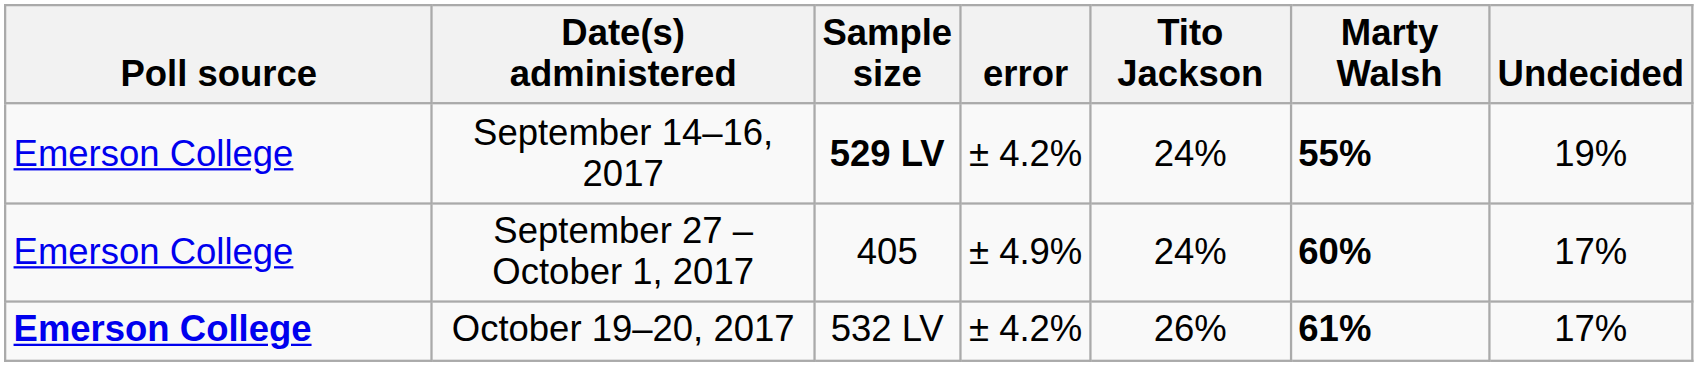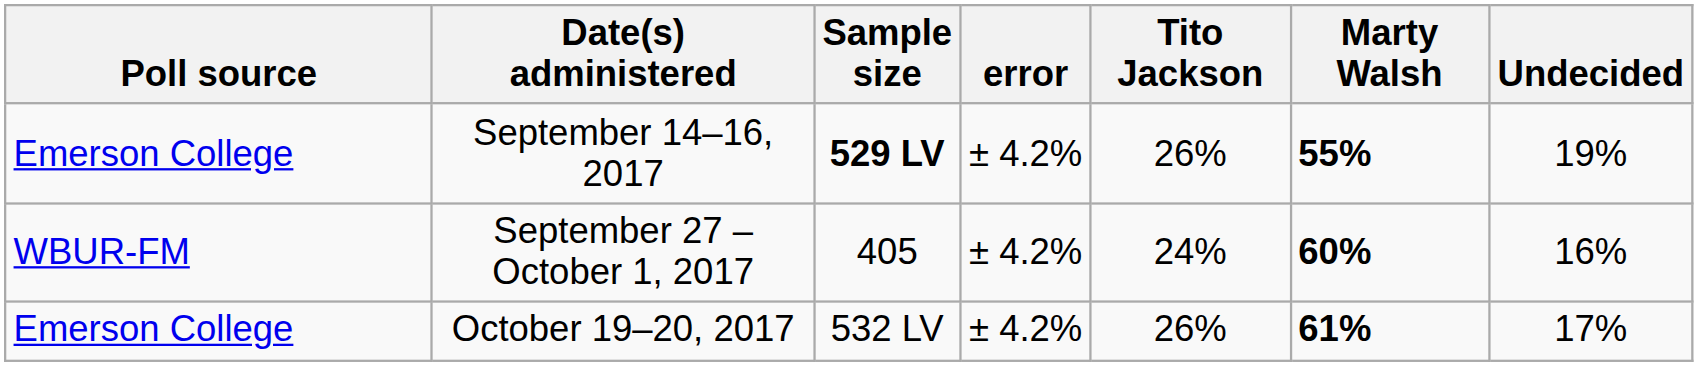(1190, 152) 24% -> (1190, 152) 26%
(153, 251) Emerson College -> (102, 251) WBUR-FM
(1026, 251) ± 4.9% -> (1026, 251) ± 4.2%
(1591, 251) 17% -> (1591, 251) 16%
(163, 330) bold -> (153, 330) normal
